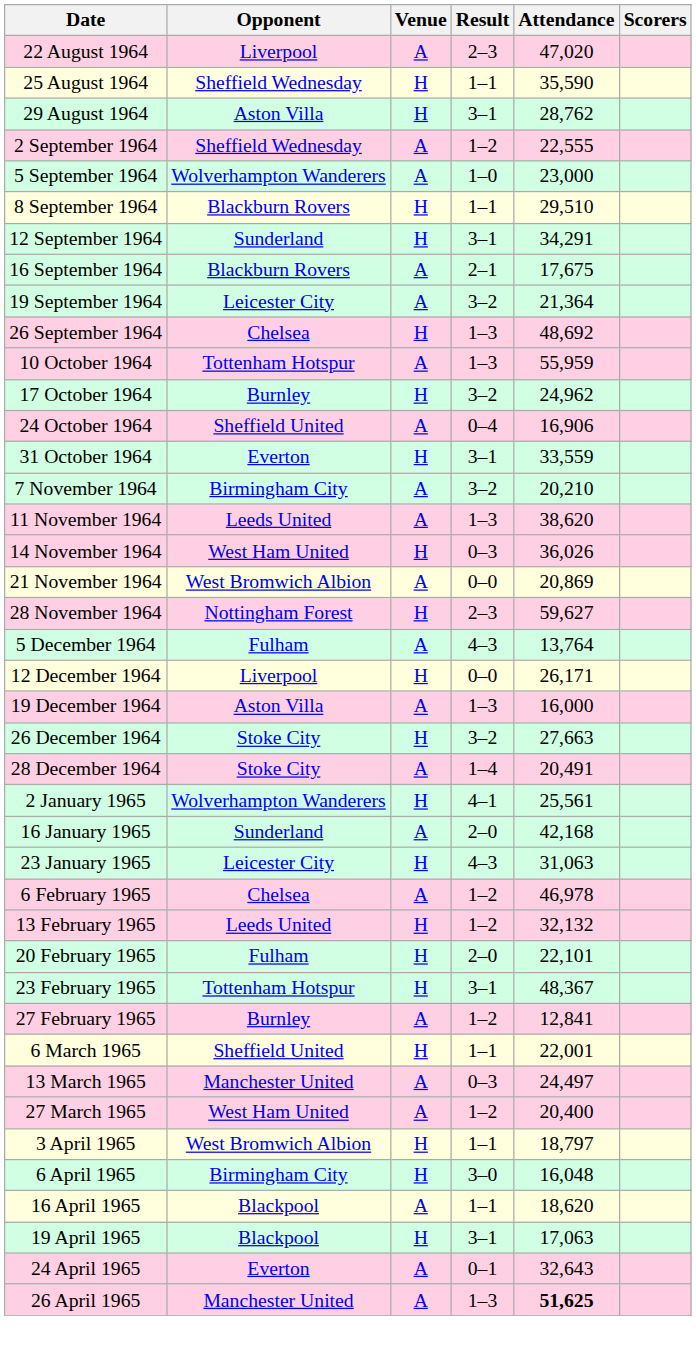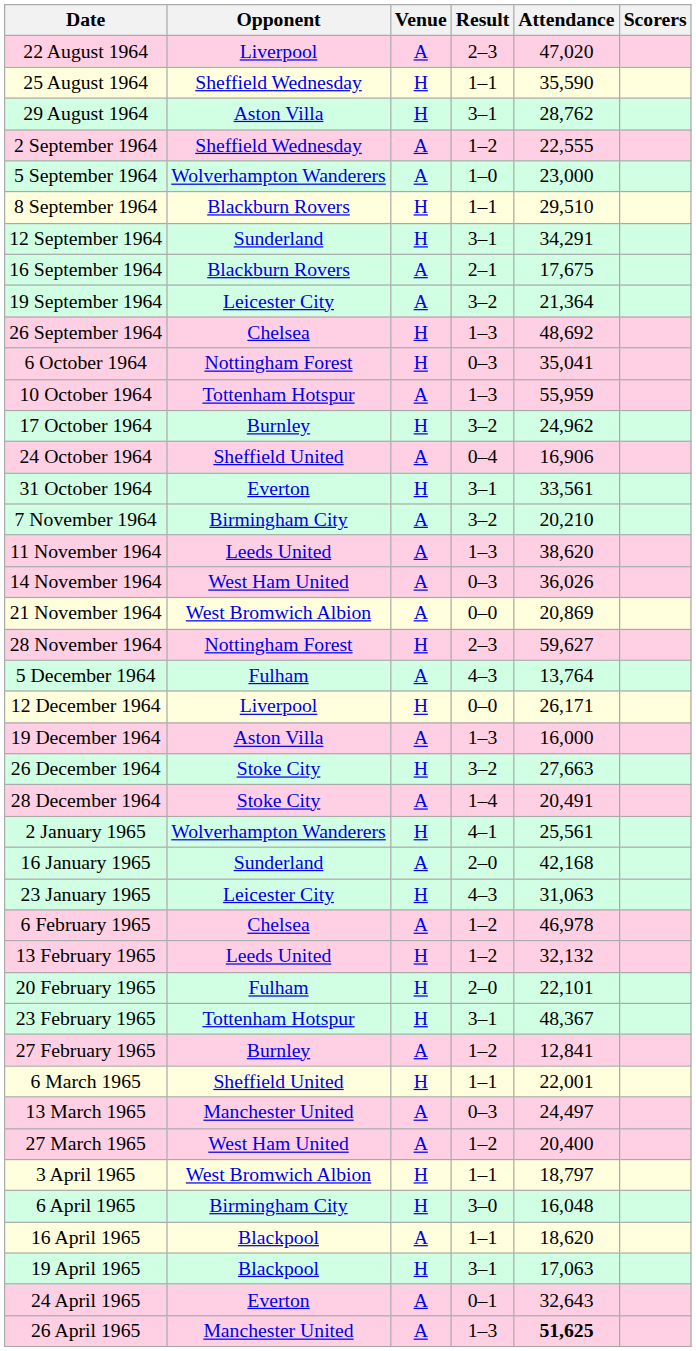+ row: (86, 363)
(566, 457) 33,559 -> (566, 488) 33,561
(421, 550) H -> (421, 581) A
